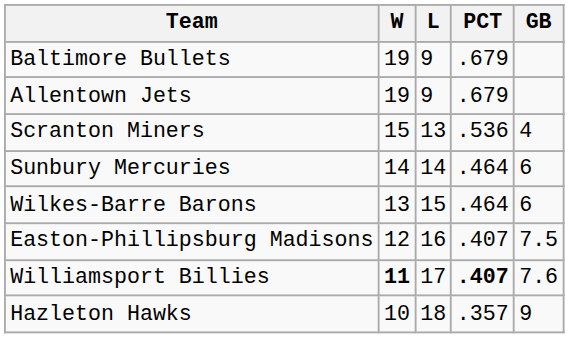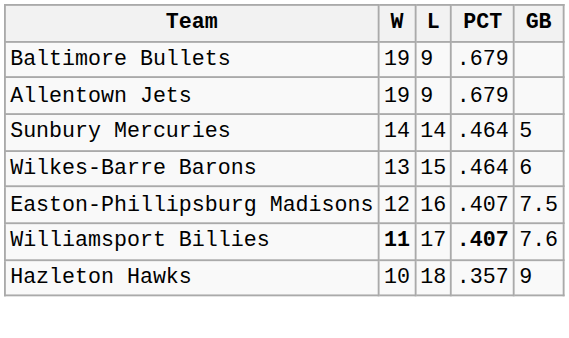- row: (107, 132)
(526, 168) 6 -> (526, 132) 5
